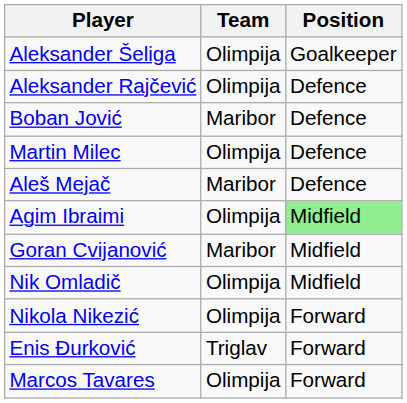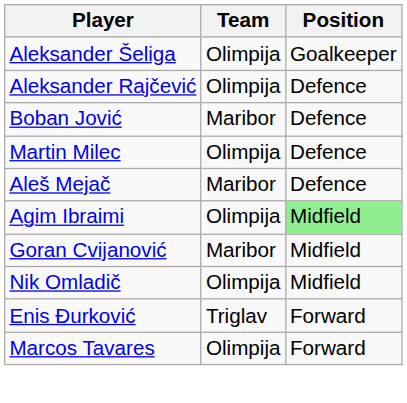- row: (74, 315)
